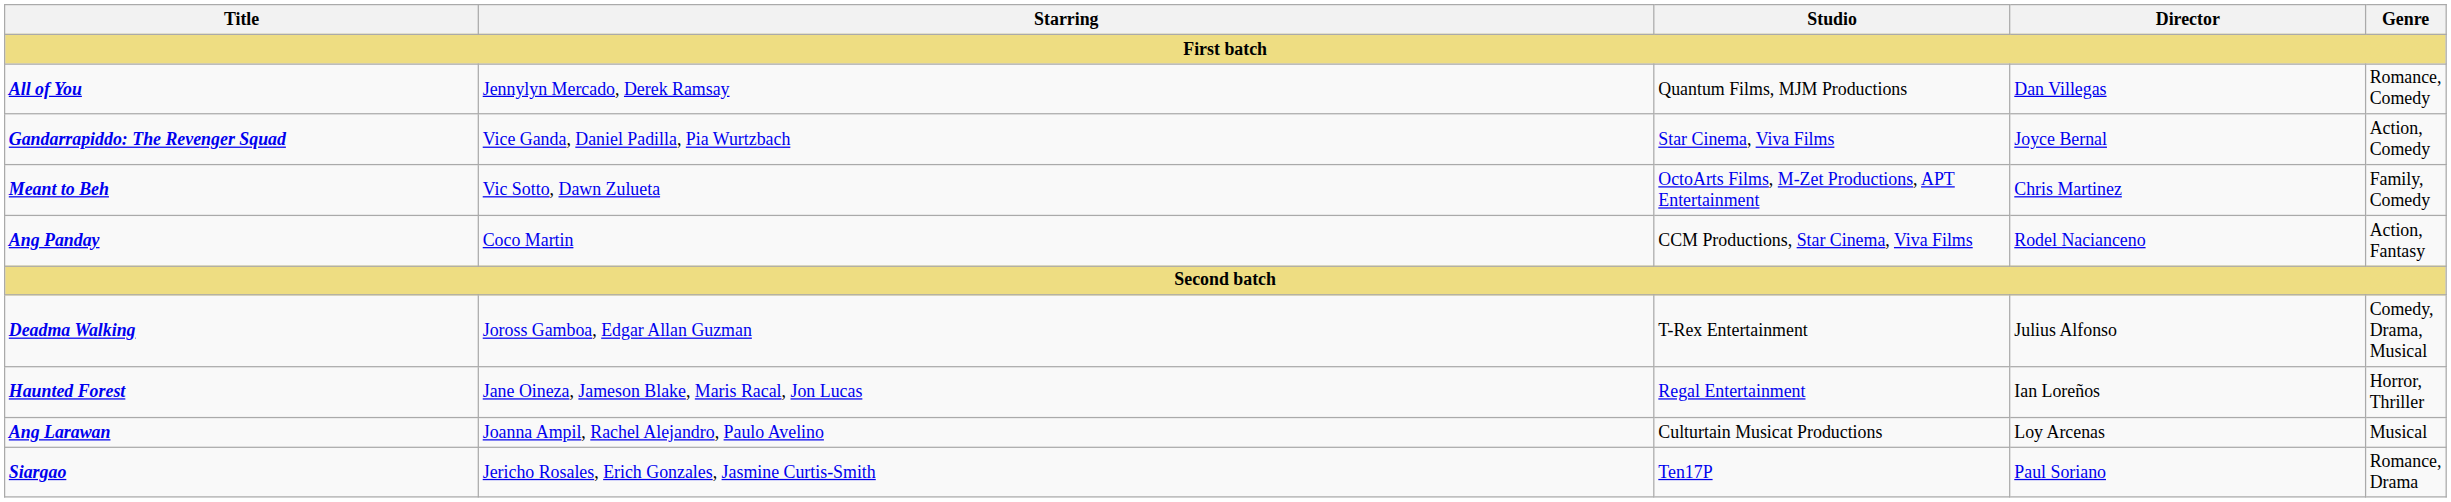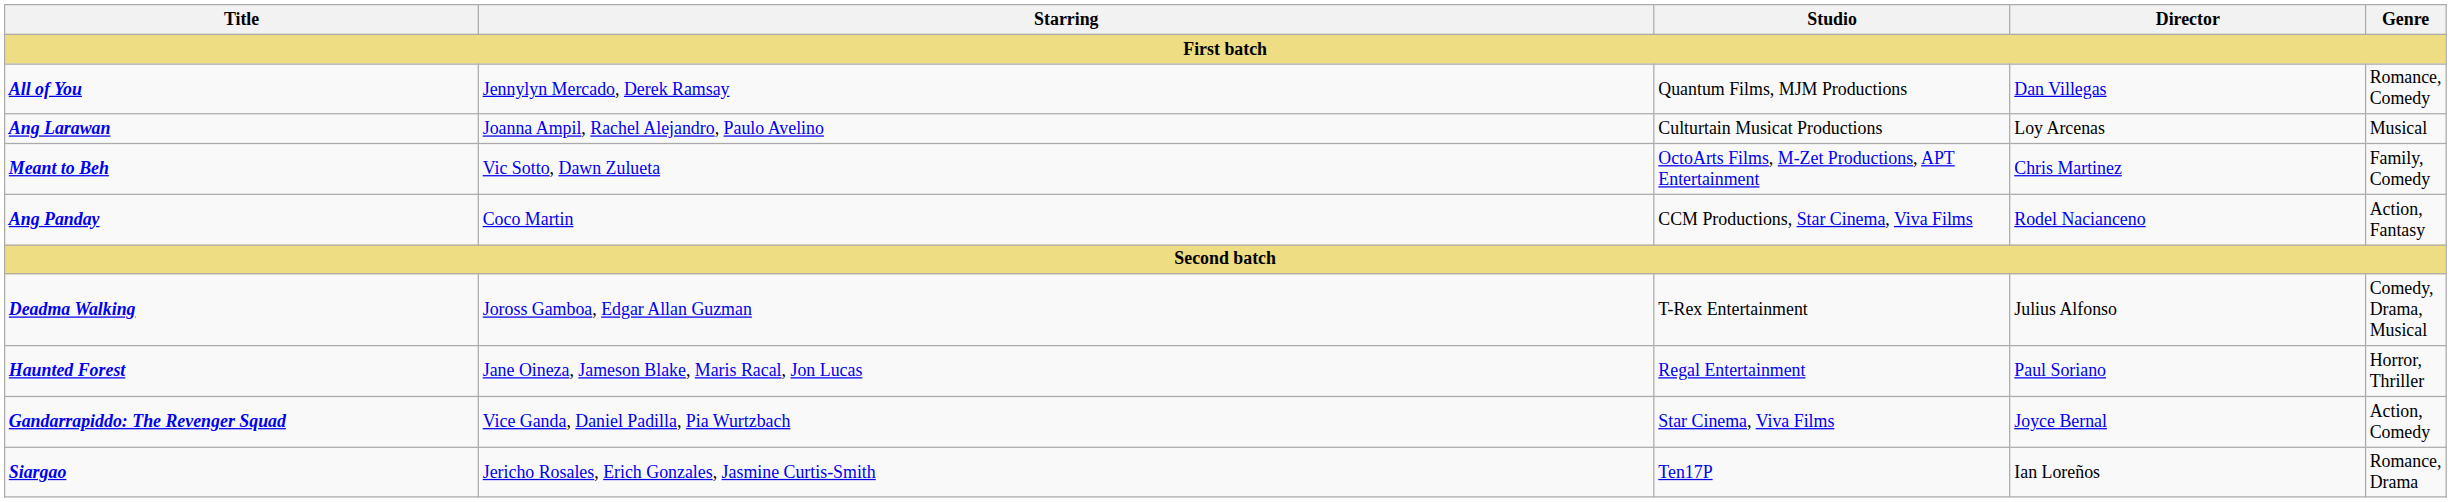rows swapped: (147, 139) <-> (60, 432)
(2057, 392) Ian Loreños -> (2060, 371) Paul Soriano
(2060, 472) Paul Soriano -> (2057, 472) Ian Loreños
